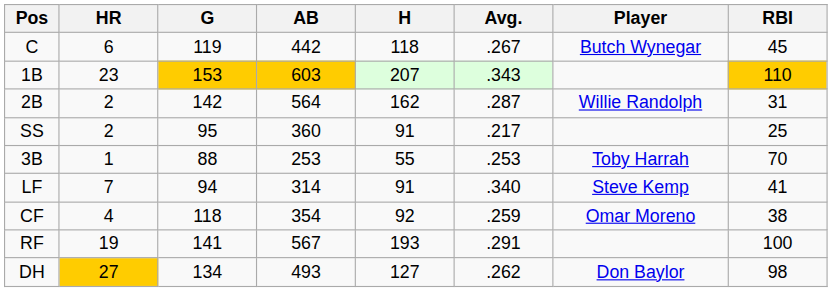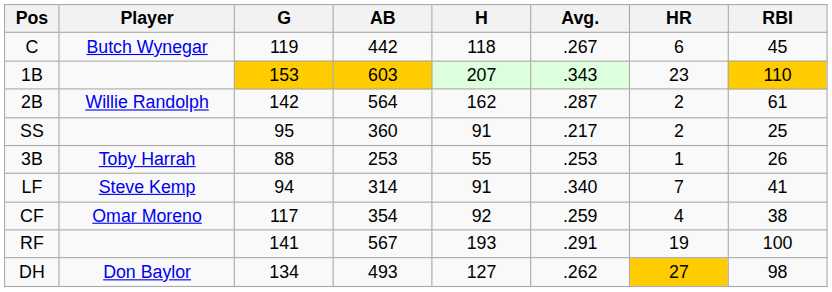columns swapped: (641, 18) <-> (109, 18)
(778, 103) 31 -> (778, 103) 61
(778, 159) 70 -> (778, 159) 26
(207, 215) 118 -> (284, 215) 117
